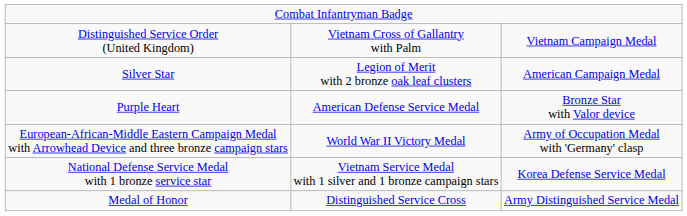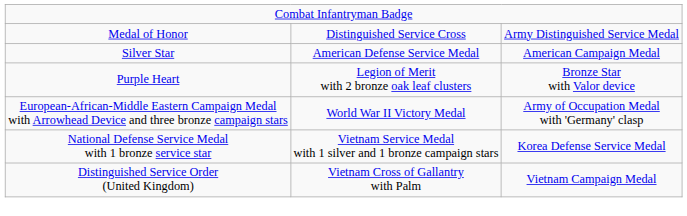rows swapped: (148, 200) <-> (148, 40)
(396, 74) Legion of Merit with 2 bronze oak leaf clusters -> (396, 53) American Defense Service Medal
(396, 107) American Defense Service Medal -> (396, 79) Legion of Merit with 2 bronze oak leaf clusters
